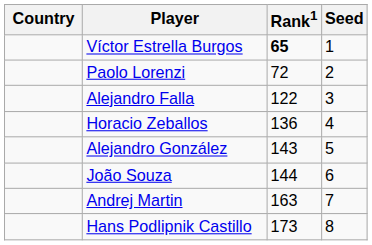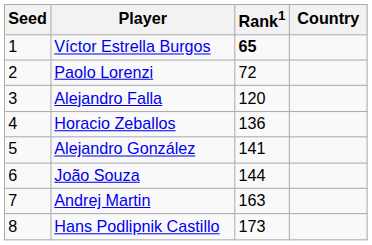columns swapped: (44, 19) <-> (344, 19)
(284, 98) 122 -> (252, 98) 120
(284, 149) 143 -> (252, 149) 141
